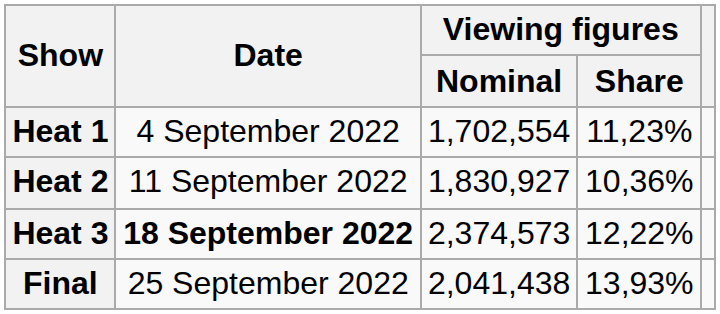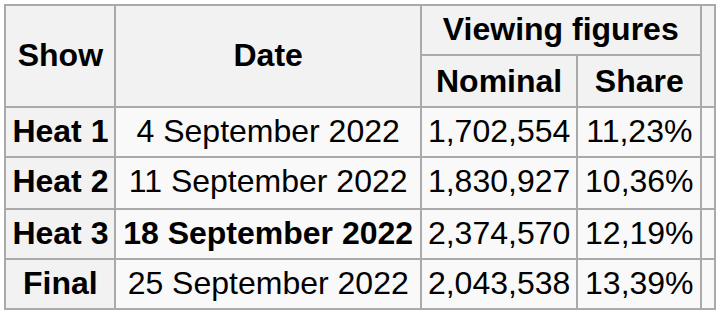(499, 232) 2,374,573 -> (499, 232) 2,374,570
(639, 232) 12,22% -> (639, 232) 12,19%
(499, 283) 2,041,438 -> (499, 283) 2,043,538
(639, 283) 13,93% -> (639, 283) 13,39%
